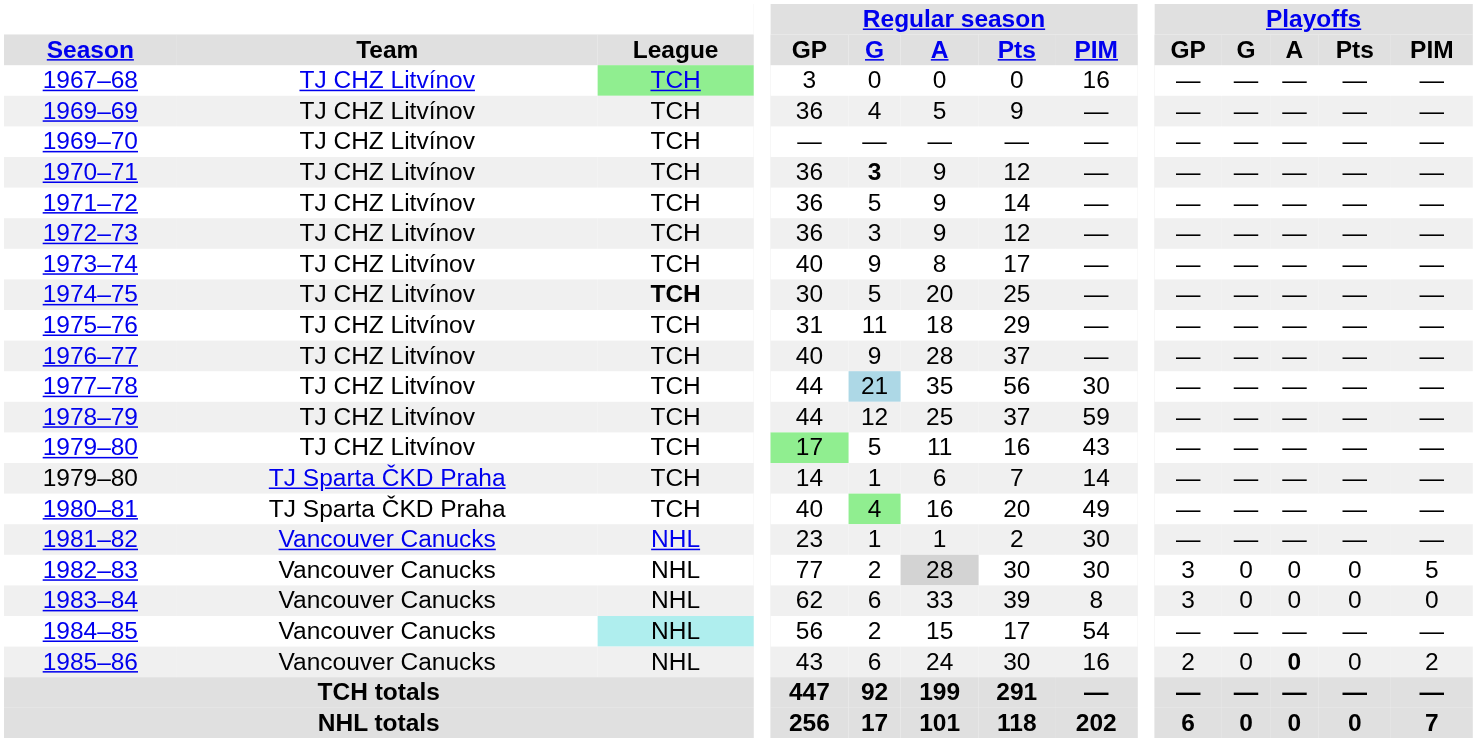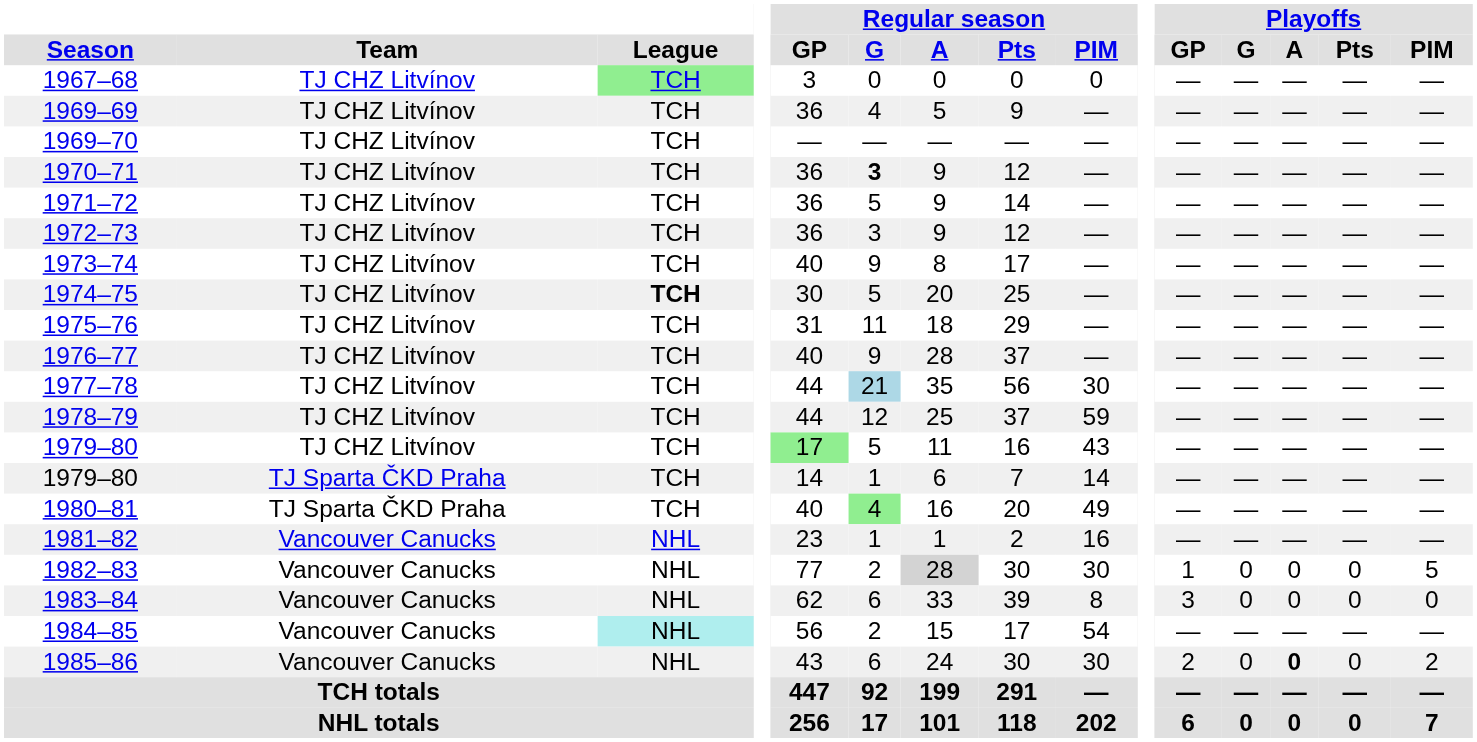(1096, 80) 16 -> (1096, 80) 0
(1096, 539) 30 -> (1096, 539) 16
(1188, 569) 3 -> (1188, 569) 1
(1096, 661) 16 -> (1096, 661) 30
